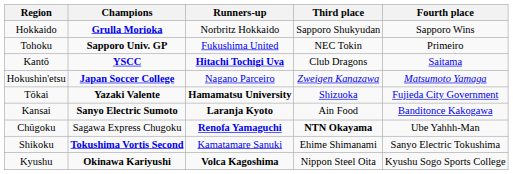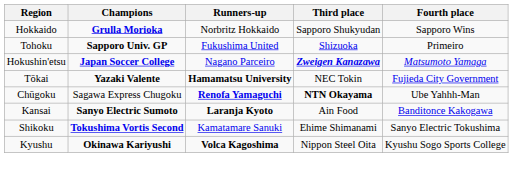(338, 45) NEC Tokin -> (338, 45) Shizuoka
- row: (36, 62)
(338, 78) normal -> (338, 62) bold
(338, 95) Shizuoka -> (338, 78) NEC Tokin
rows swapped: (36, 111) <-> (36, 128)
